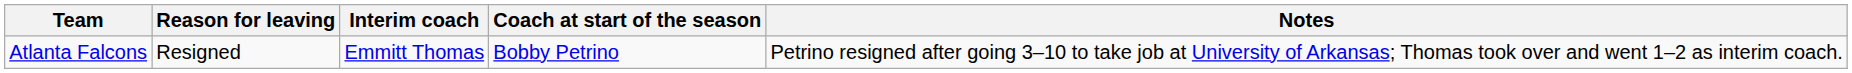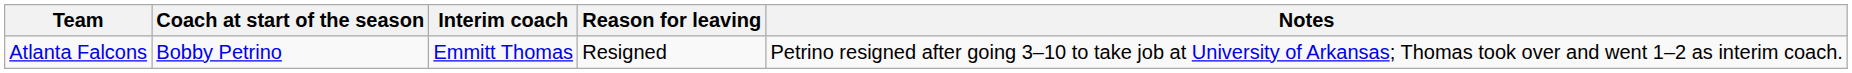columns swapped: (627, 20) <-> (246, 20)
